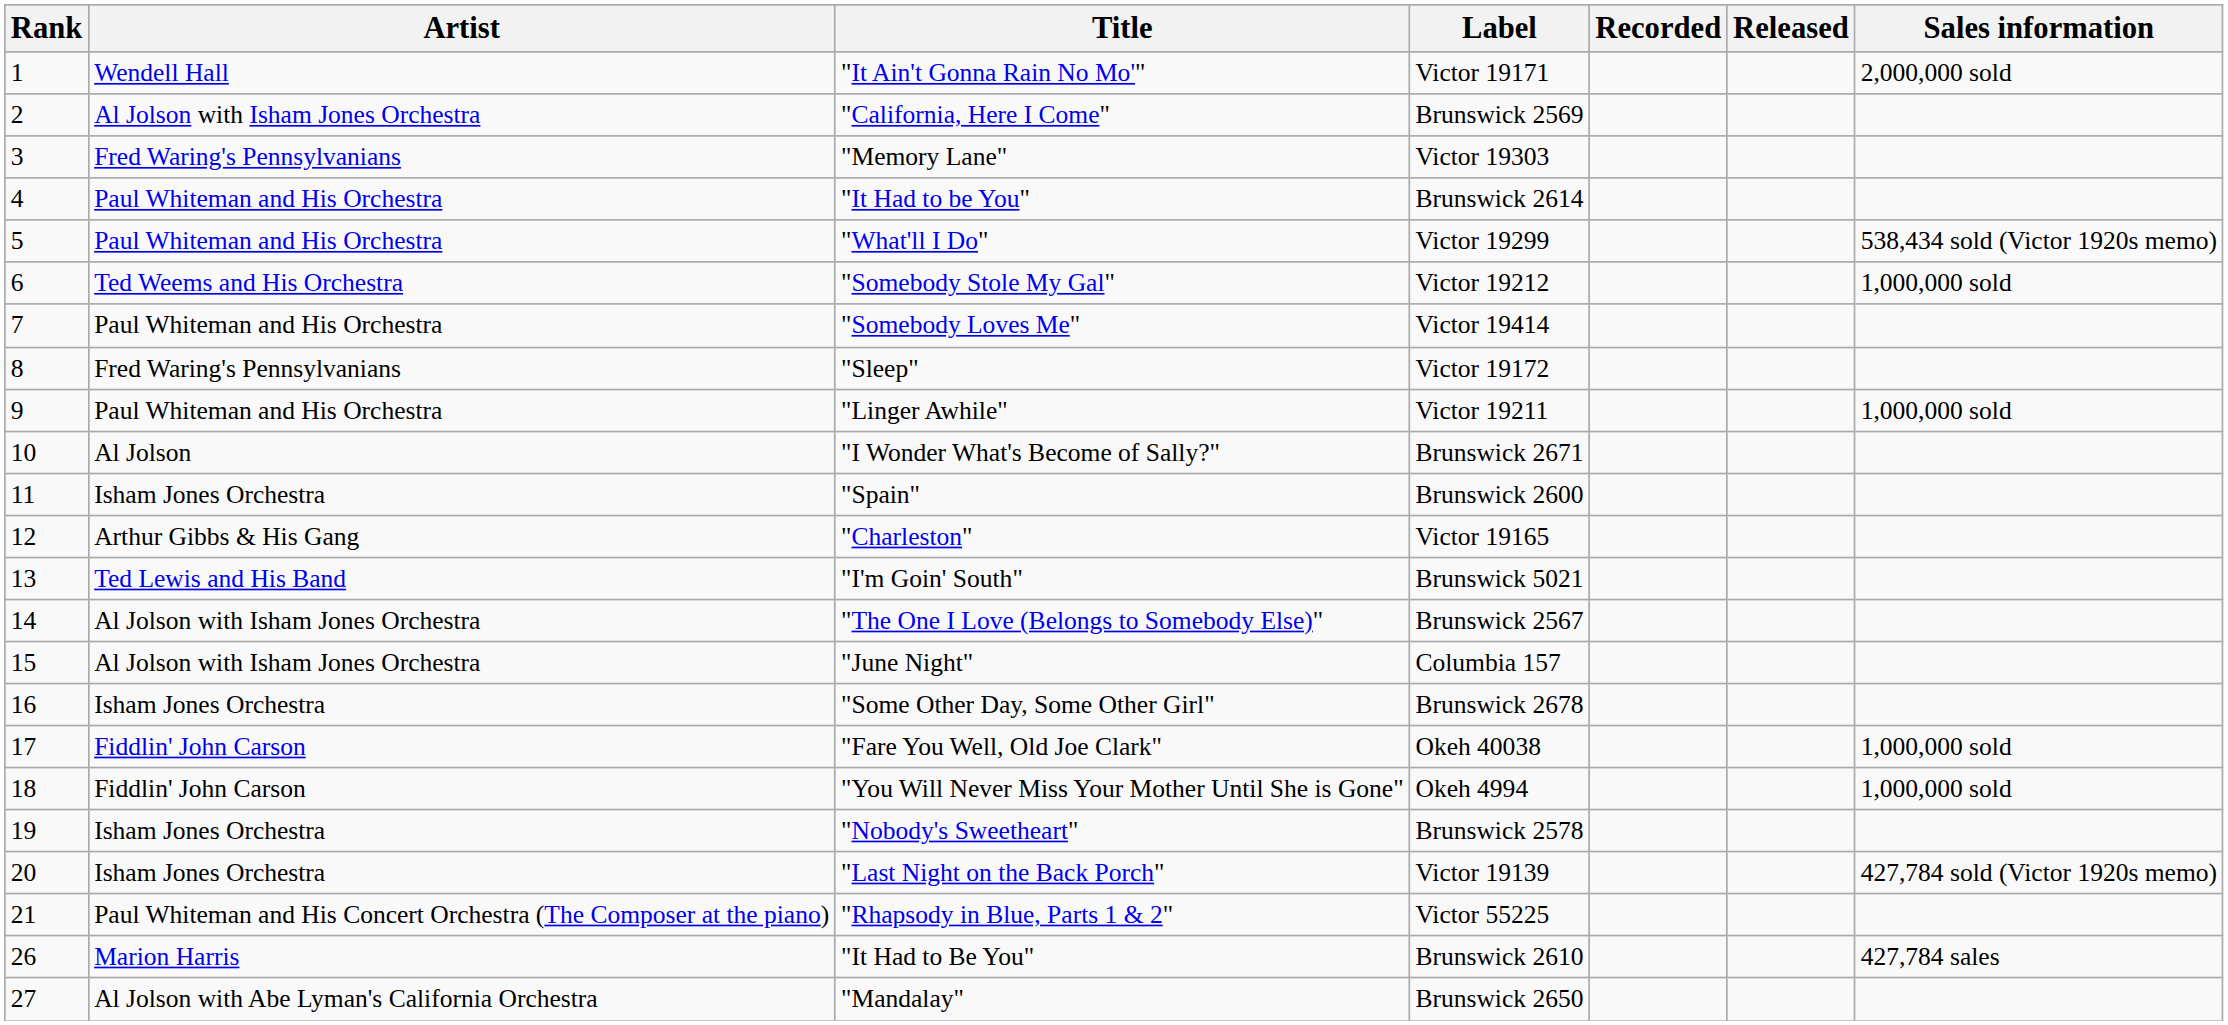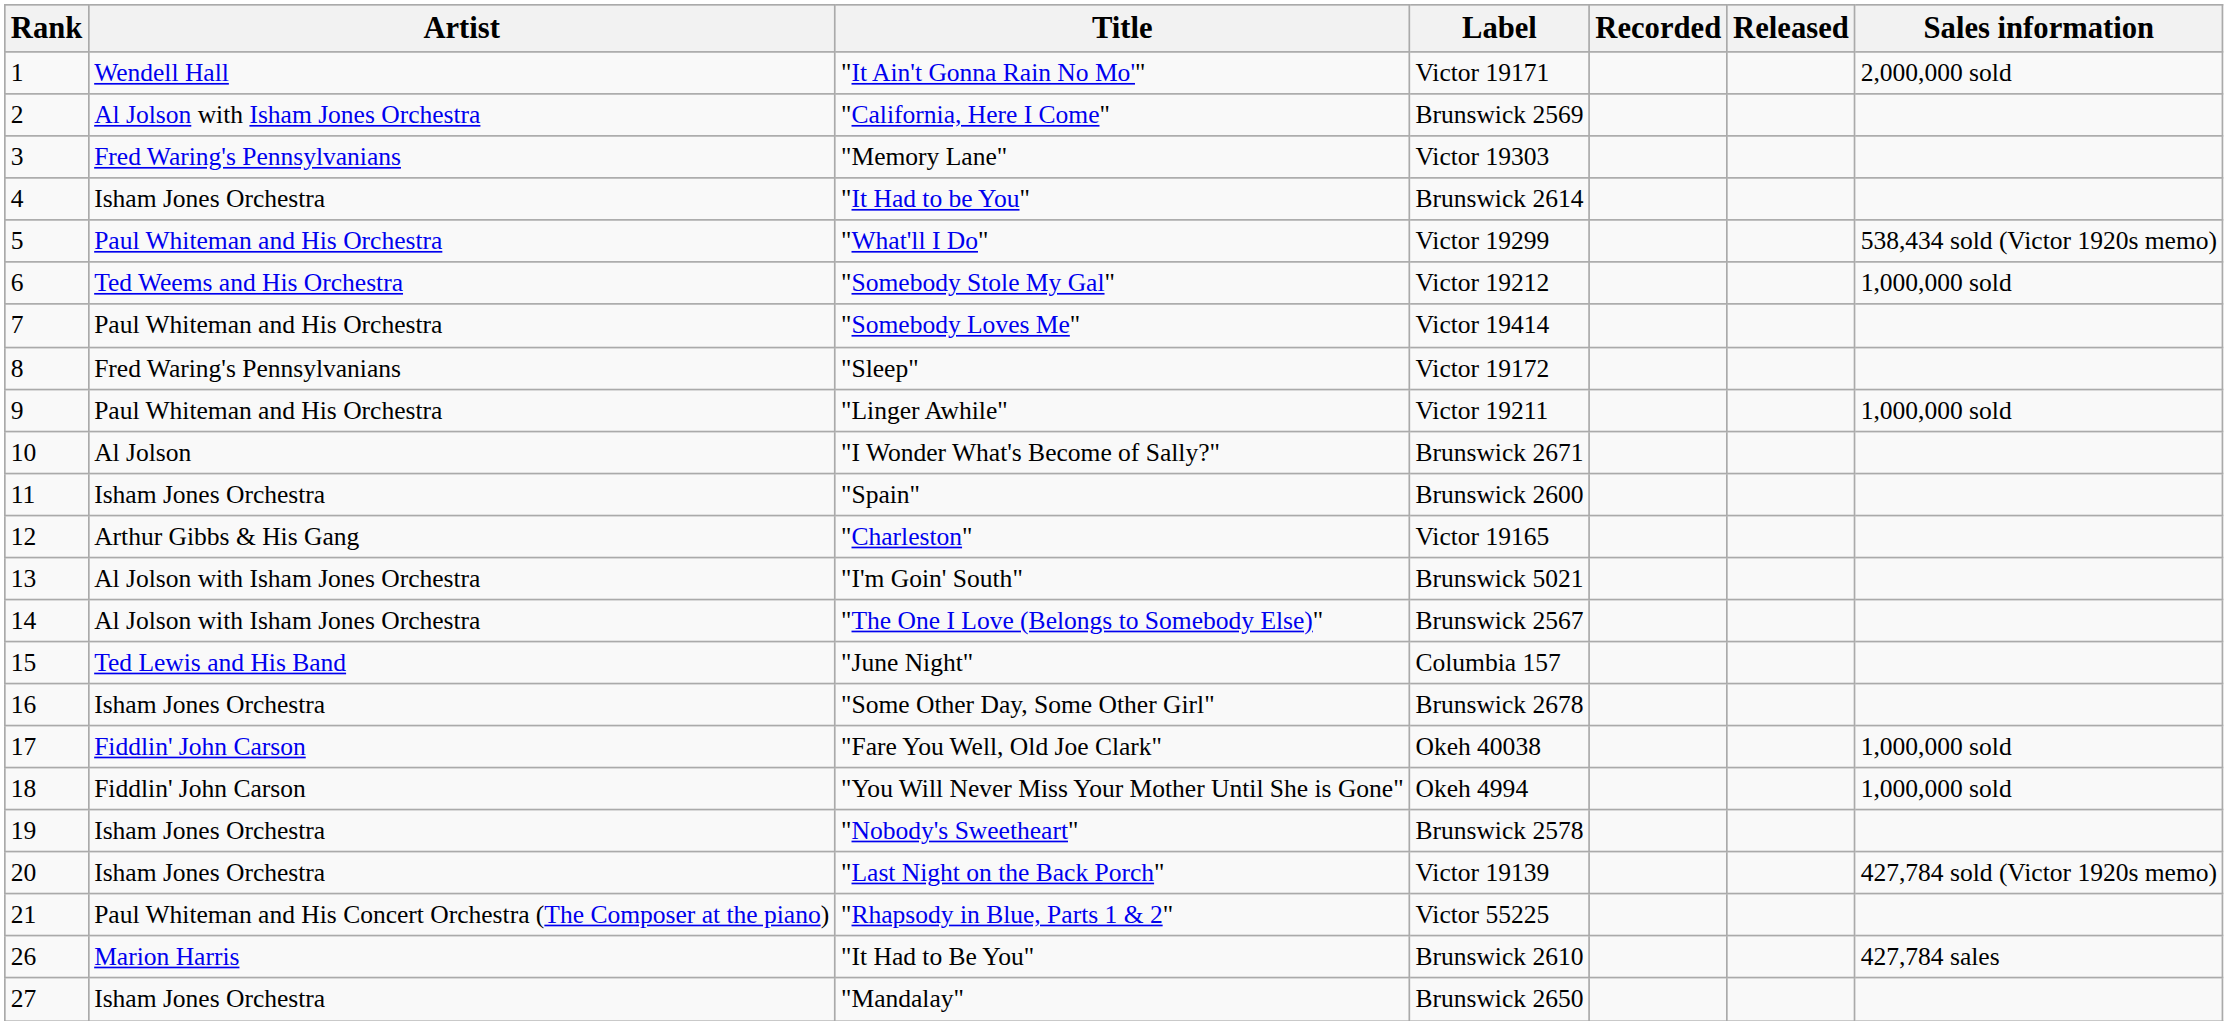(268, 199) Paul Whiteman and His Orchestra -> (210, 199) Isham Jones Orchestra
(220, 578) Ted Lewis and His Band -> (287, 578) Al Jolson with Isham Jones Orchestra
(287, 662) Al Jolson with Isham Jones Orchestra -> (220, 662) Ted Lewis and His Band
(346, 999) Al Jolson with Abe Lyman's California Orchestra -> (210, 999) Isham Jones Orchestra
